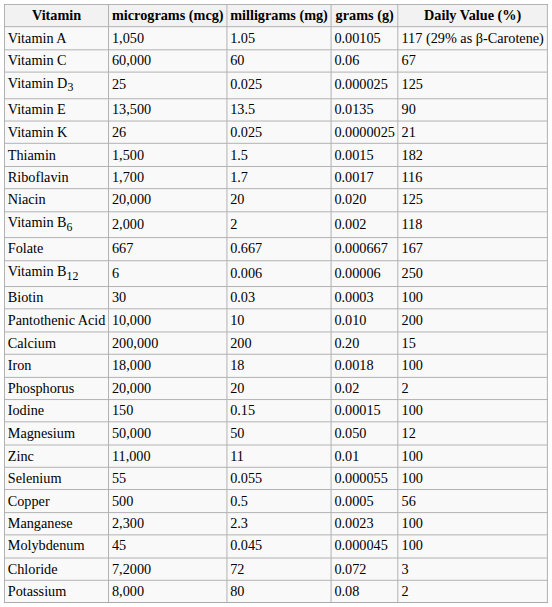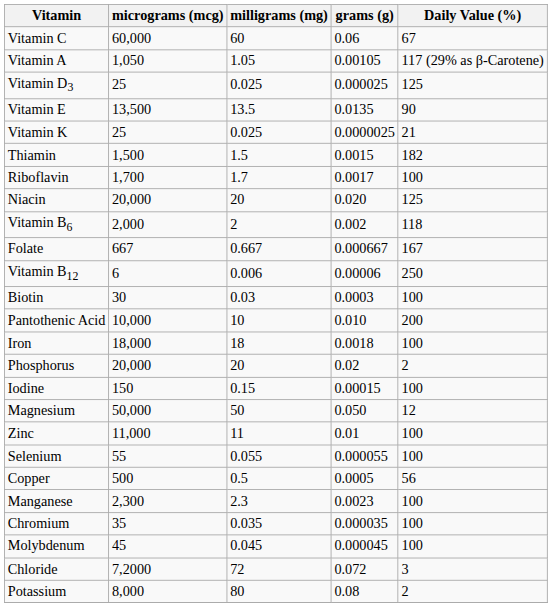rows swapped: (37, 38) <-> (37, 60)
(119, 132) 26 -> (119, 132) 25
(412, 177) 116 -> (412, 177) 100
- row: (32, 343)
+ row: (39, 523)
